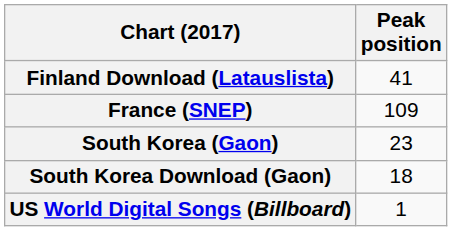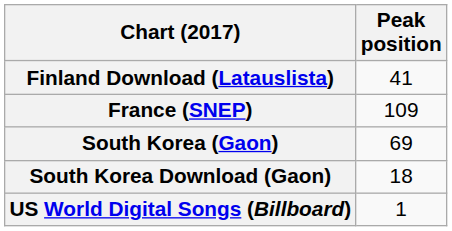(401, 143) 23 -> (401, 143) 69
